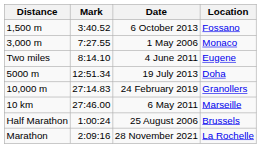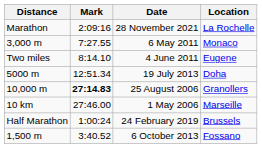rows swapped: (24, 27) <-> (27, 136)
(172, 43) 1 May 2006 -> (173, 43) 6 May 2011
(91, 89) normal -> (92, 89) bold
(159, 89) 24 February 2019 -> (164, 89) 25 August 2006
(173, 105) 6 May 2011 -> (173, 105) 1 May 2006
(164, 120) 25 August 2006 -> (160, 120) 24 February 2019
